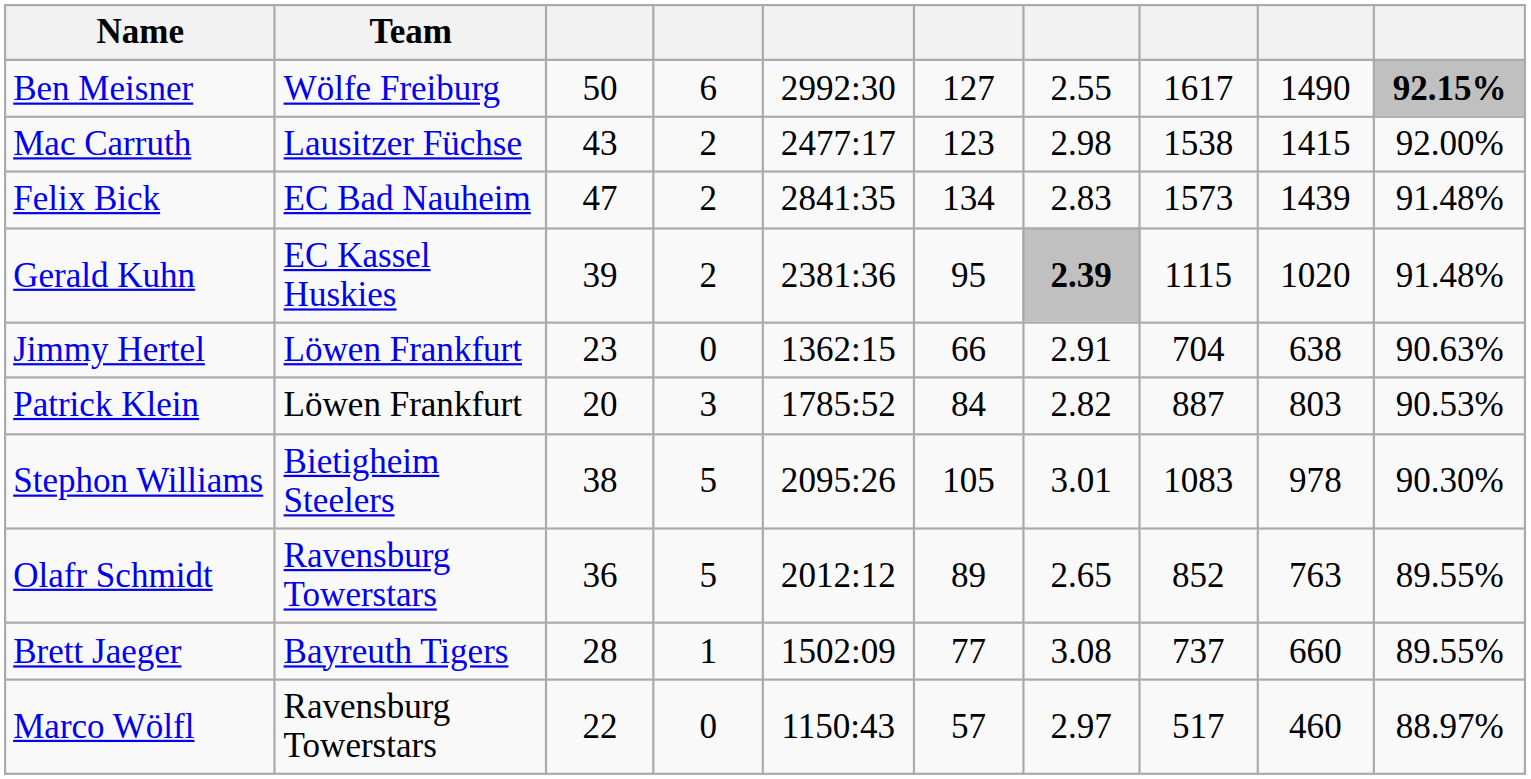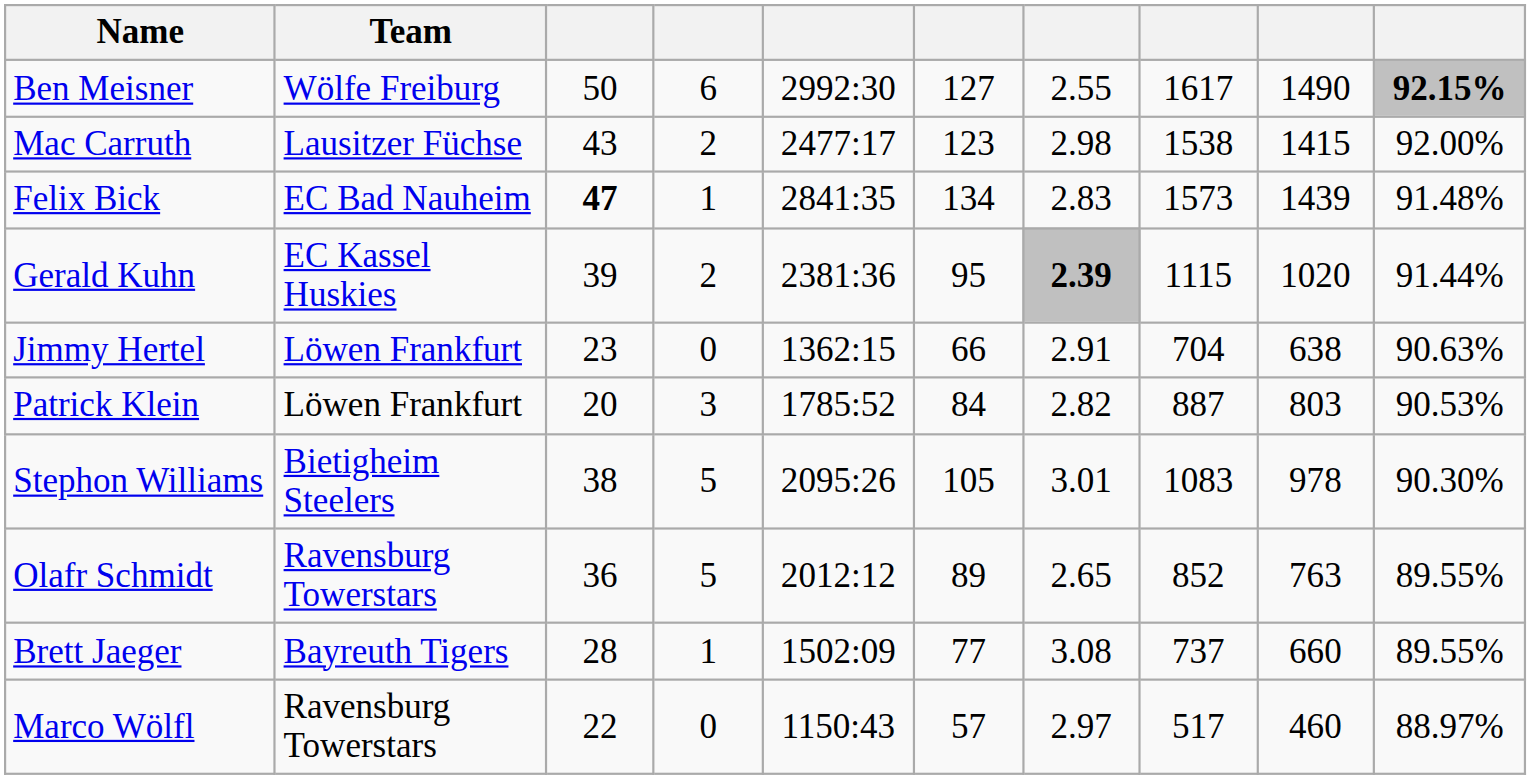(600, 198) normal -> (600, 198) bold
(708, 198) 2 -> (708, 198) 1
(1450, 274) 91.48% -> (1450, 274) 91.44%
